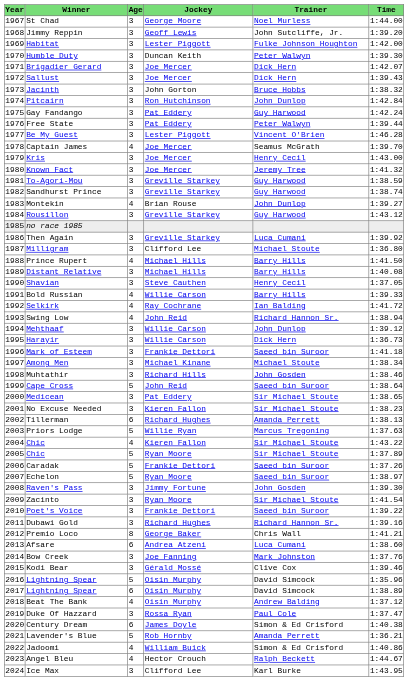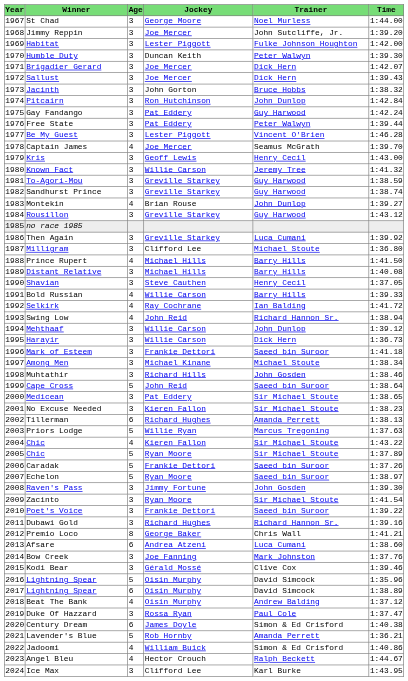(171, 33) Geoff Lewis -> (168, 33) Joe Mercer
(168, 158) Joe Mercer -> (171, 158) Geoff Lewis
(168, 169) Joe Mercer -> (175, 169) Willie Carson
